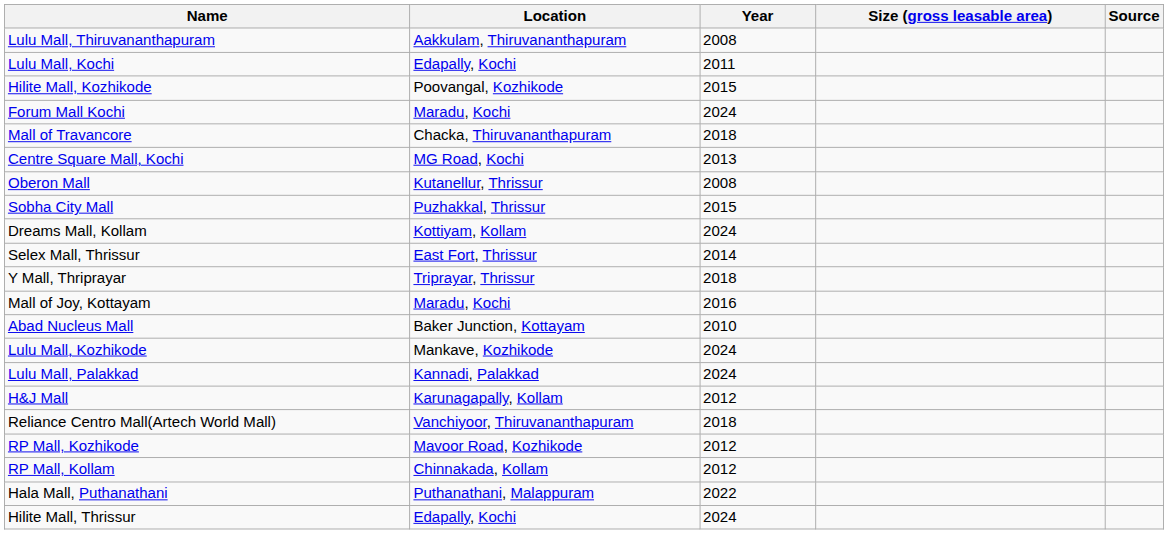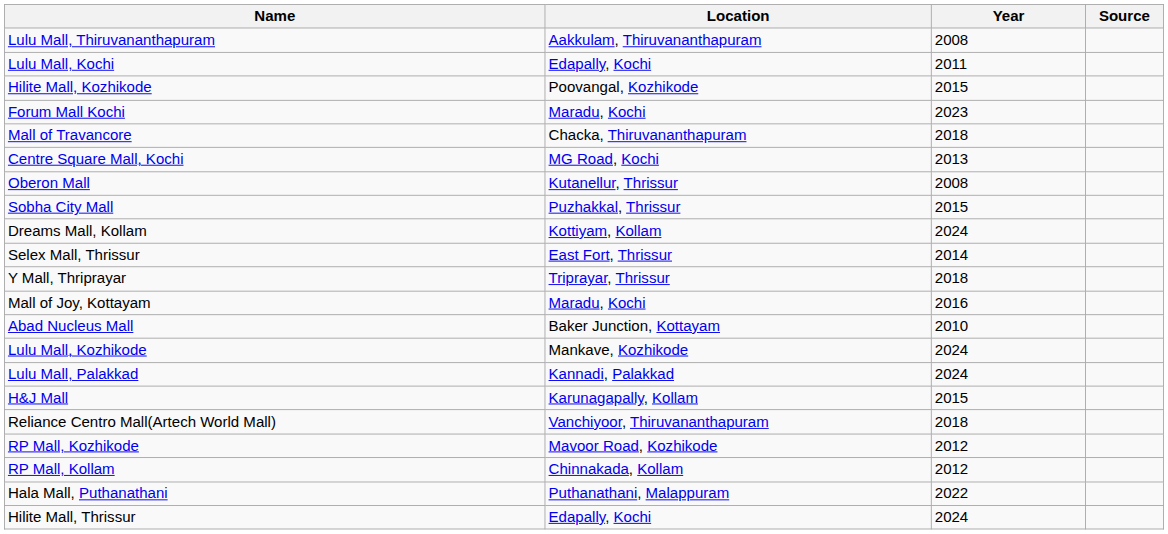- column: (960, 16)
(720, 111) 2024 -> (951, 111) 2023
(720, 398) 2012 -> (951, 398) 2015
